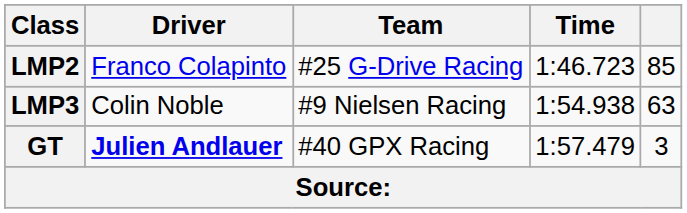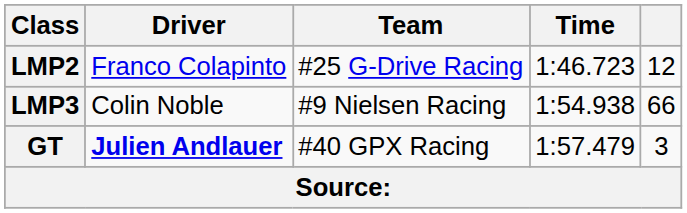(661, 66) 85 -> (661, 66) 12
(661, 107) 63 -> (661, 107) 66
